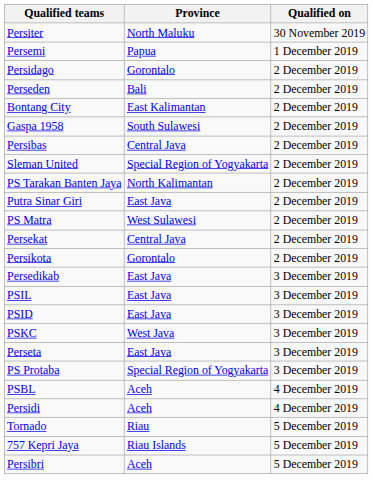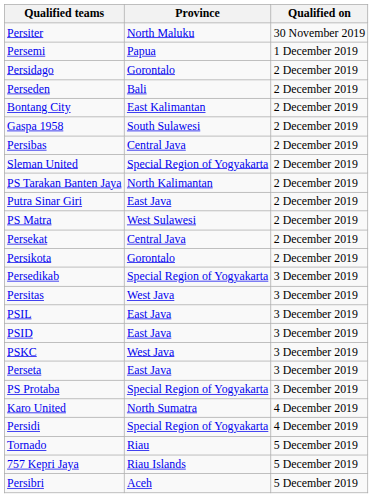(149, 276) East Java -> (198, 276) Special Region of Yogyakarta
+ row: (26, 295)
- row: (21, 389)
+ row: (37, 408)
(139, 408) Aceh -> (198, 426) Special Region of Yogyakarta
